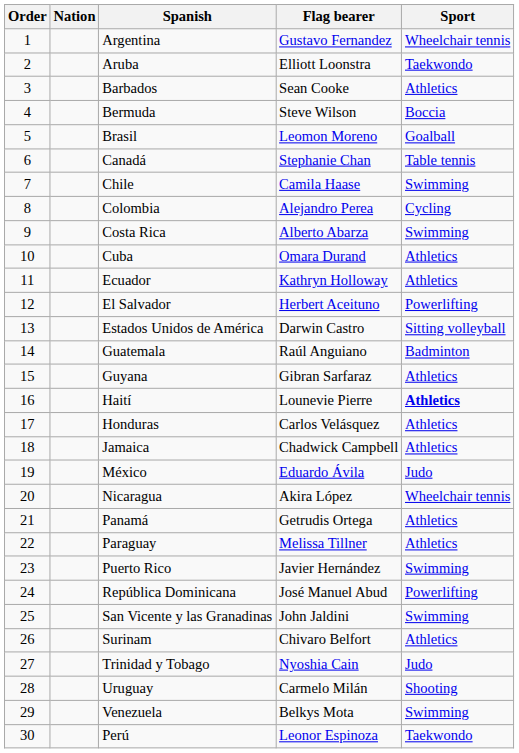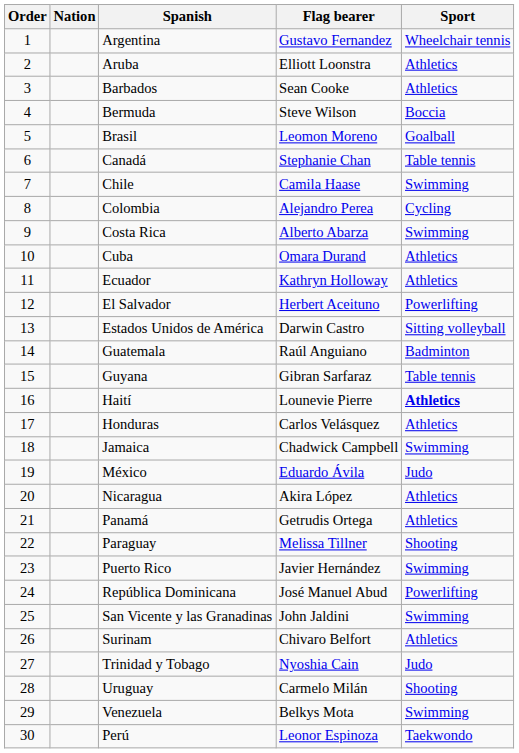(439, 64) Taekwondo -> (431, 64) Athletics
(431, 376) Athletics -> (440, 376) Table tennis
(431, 448) Athletics -> (437, 448) Swimming
(458, 496) Wheelchair tennis -> (431, 496) Athletics
(431, 544) Athletics -> (431, 544) Shooting
